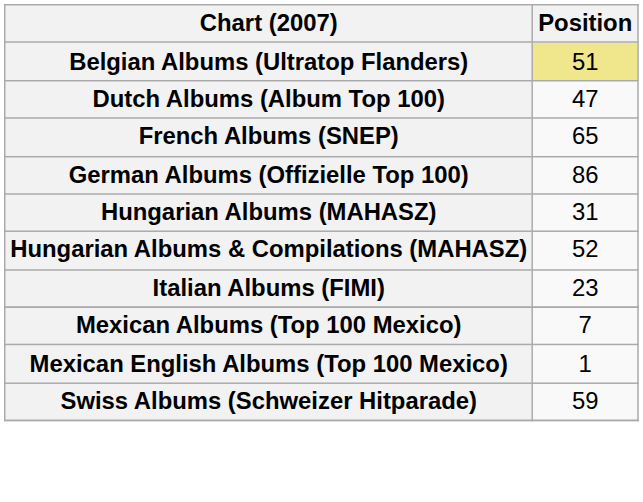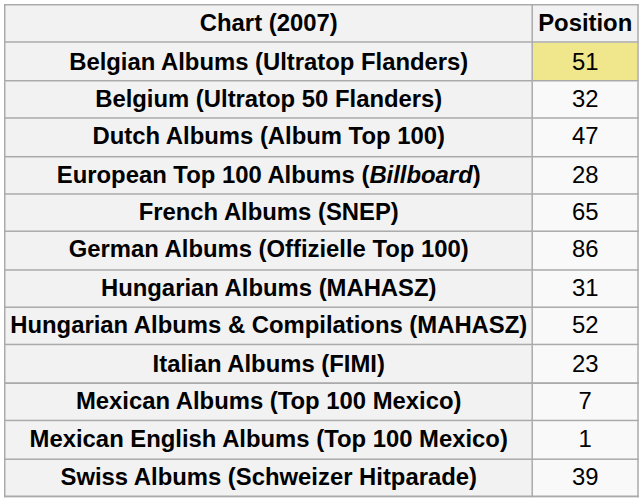+ row: (269, 99)
+ row: (269, 174)
(585, 401) 59 -> (585, 477) 39
